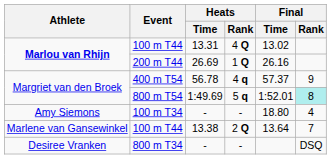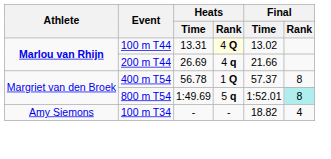(240, 46) no background -> (229, 46) lightyellow background
(240, 63) 1 Q -> (229, 63) 4 q
(276, 63) 26.16 -> (264, 63) 21.66
(240, 79) 4 q -> (229, 79) 1 Q
(311, 79) 9 -> (299, 79) 8
(276, 113) 18.80 -> (264, 113) 18.82
- row: (158, 129)
- row: (158, 146)
